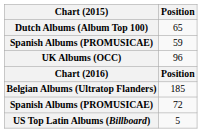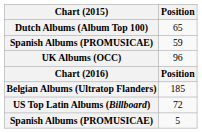(82, 105) Spanish Albums (PROMUSICAE) -> (82, 105) US Top Latin Albums (Billboard)
(82, 120) US Top Latin Albums (Billboard) -> (82, 120) Spanish Albums (PROMUSICAE)
